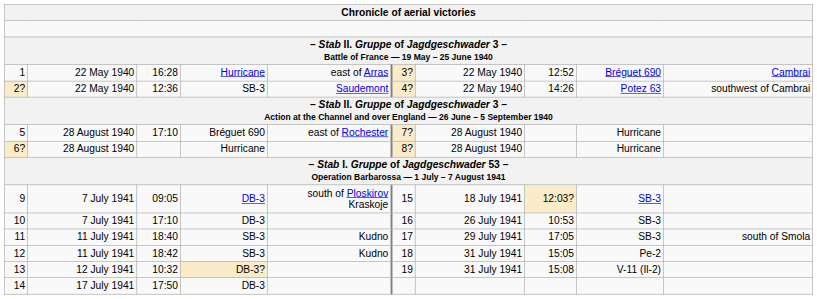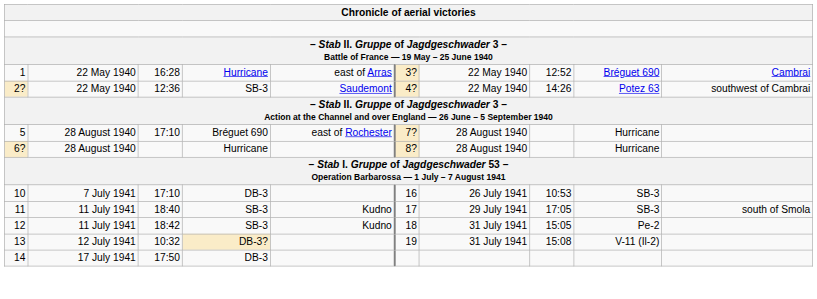- row: (22, 199)
